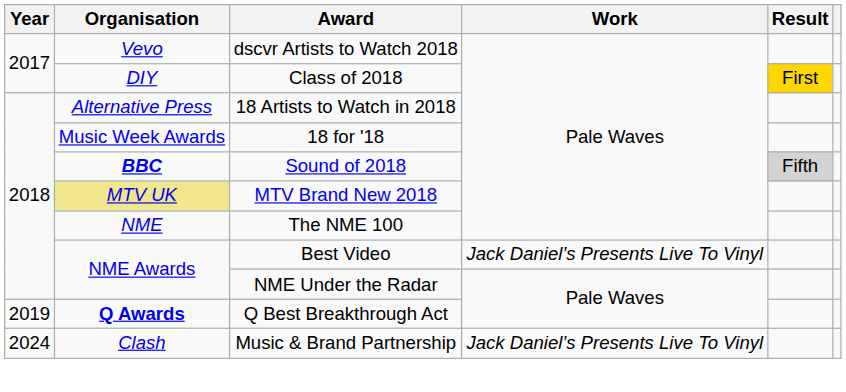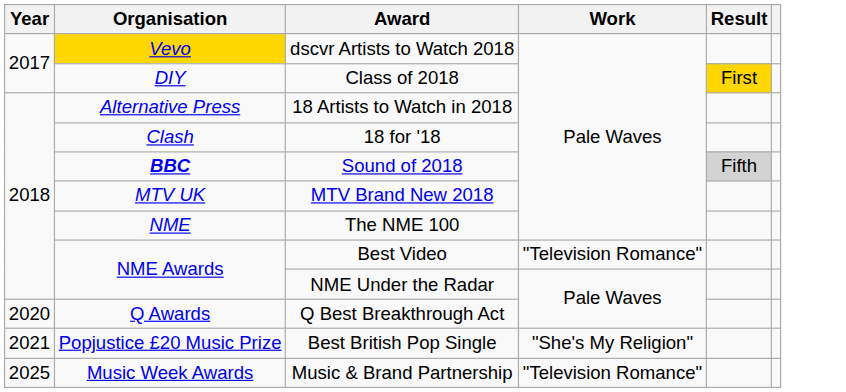(142, 48) no background -> (170, 48) gold background
(142, 136) Music Week Awards -> (170, 136) Clash
(142, 195) khaki background -> (170, 195) no background
(615, 254) Jack Daniel’s Presents Live To Vinyl -> (612, 254) "Television Romance"
(30, 313) 2019 -> (30, 313) 2020
(142, 313) bold -> (170, 313) normal
+ row: (402, 343)
(30, 343) 2024 -> (30, 372) 2025
(142, 343) Clash -> (170, 372) Music Week Awards
(615, 343) Jack Daniel’s Presents Live To Vinyl -> (612, 372) "Television Romance"
